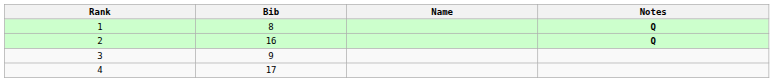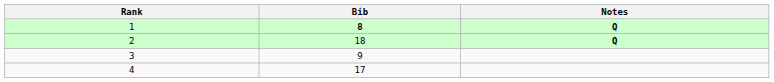- column: (442, 12)
(271, 26) normal -> (360, 26) bold
(271, 41) 16 -> (360, 41) 18
